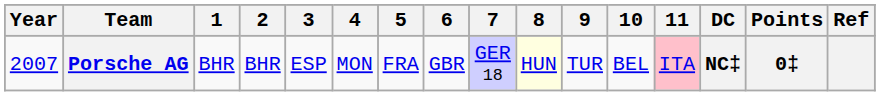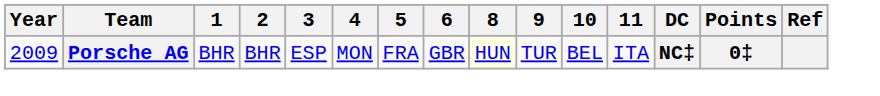- column: (493, 21)
(34, 63) 2007 -> (34, 52) 2009
(677, 63) pink background -> (631, 52) no background
